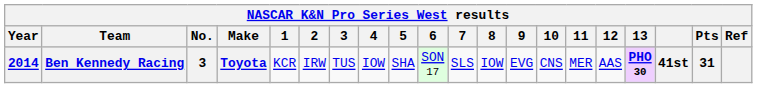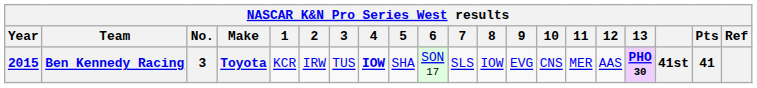(23, 64) 2014 -> (23, 64) 2015
(374, 64) normal -> (374, 64) bold
(707, 64) 31 -> (707, 64) 41
